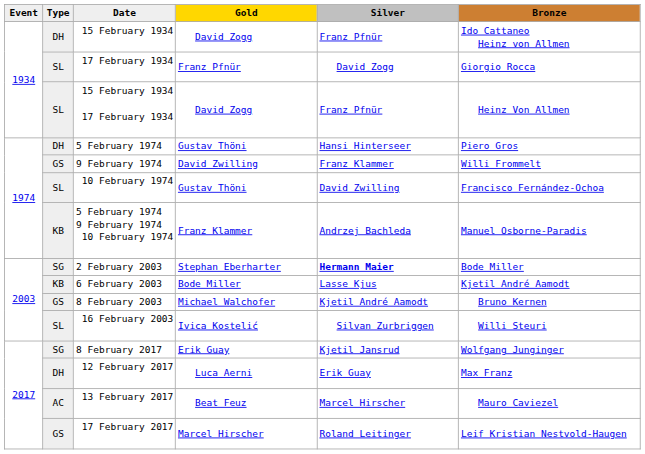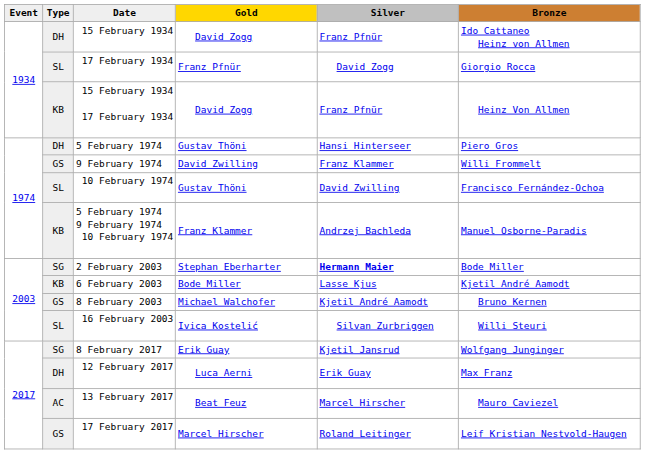(58, 110) SL -> (58, 110) KB
